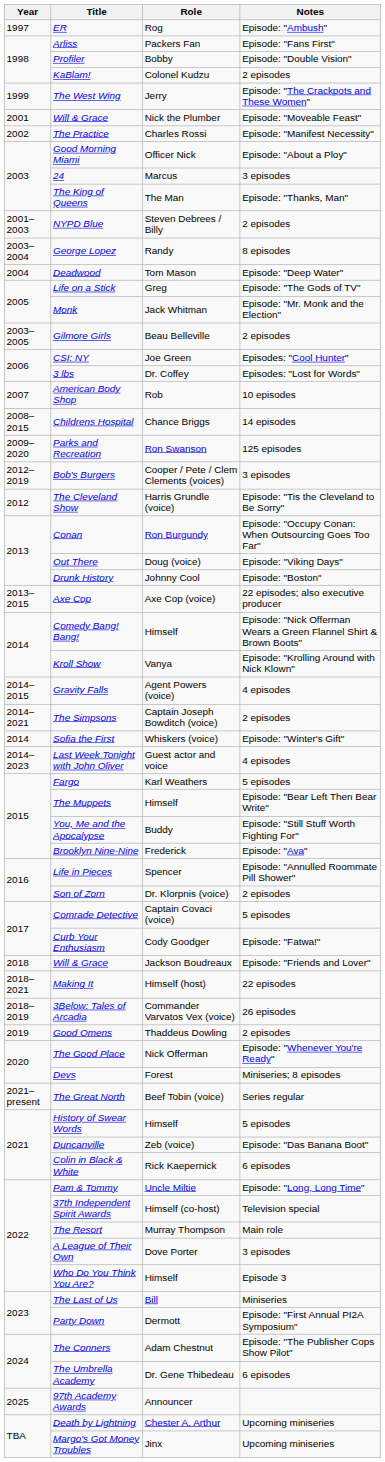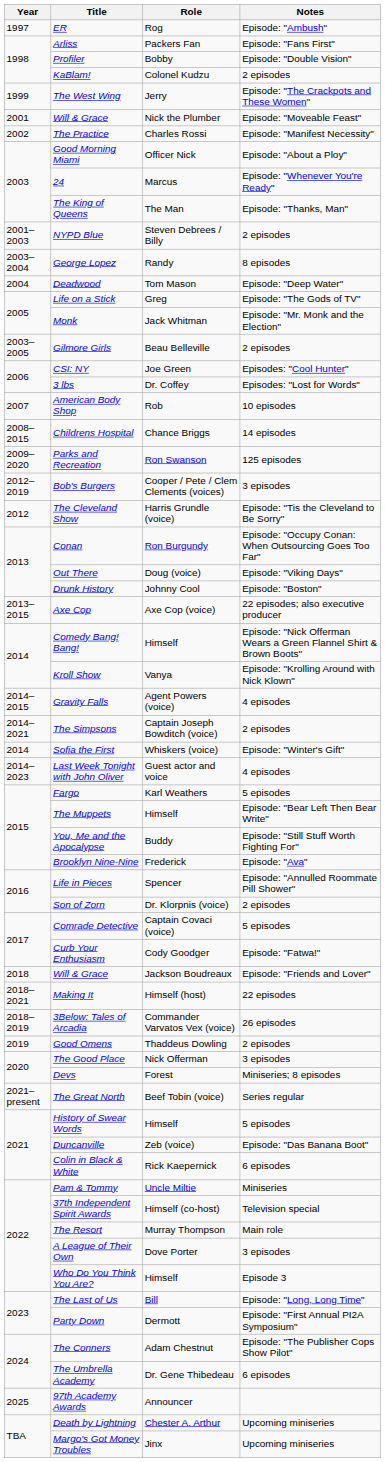(266, 176) 3 episodes -> (302, 181) Episode: "Whenever You're Ready"
(302, 1054) Episode: "Whenever You're Ready" -> (266, 1059) 3 episodes
(303, 1187) Episode: "Long, Long Time" -> (265, 1187) Miniseries
(265, 1299) Miniseries -> (303, 1299) Episode: "Long, Long Time"
